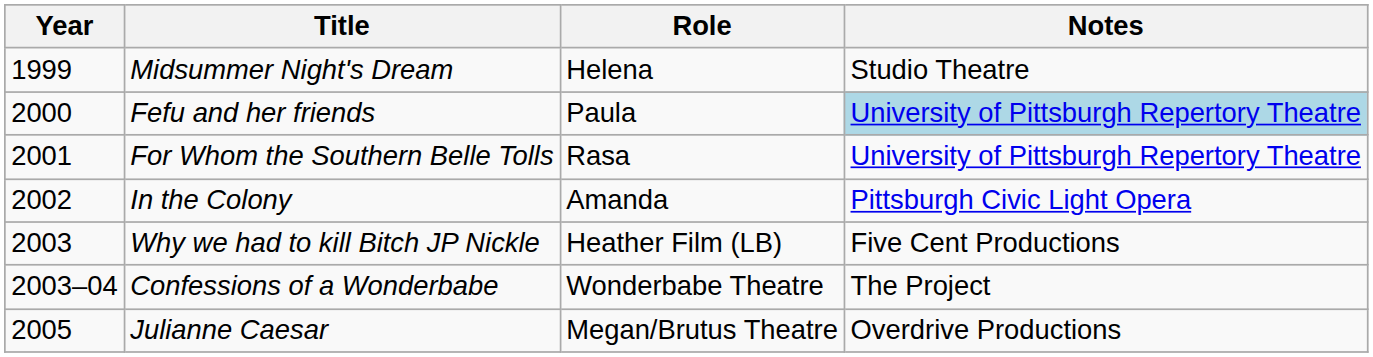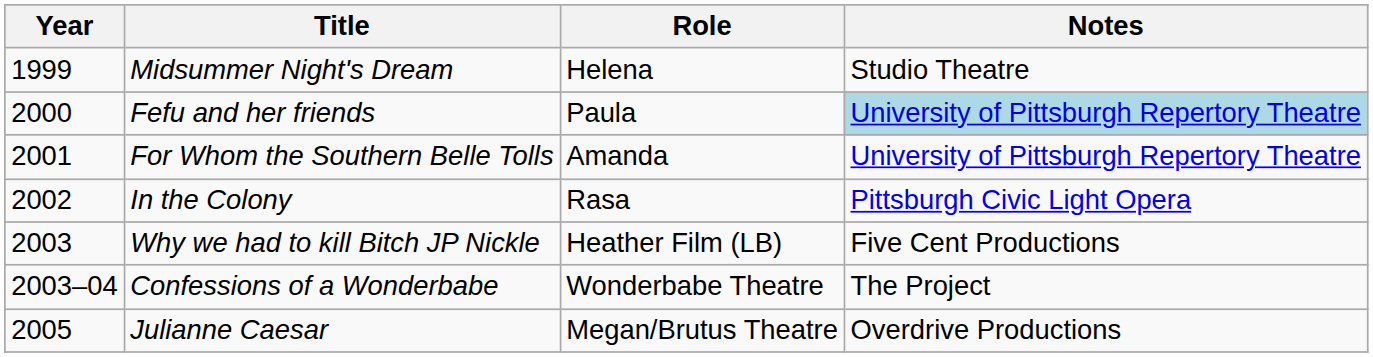(598, 156) Rasa -> (617, 156) Amanda
(617, 199) Amanda -> (598, 199) Rasa
